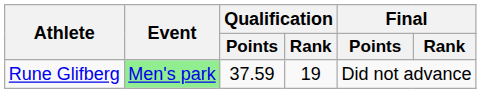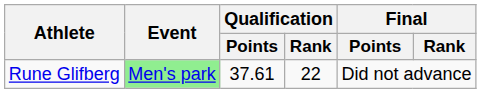(252, 75) 37.59 -> (252, 75) 37.61
(311, 75) 19 -> (311, 75) 22
